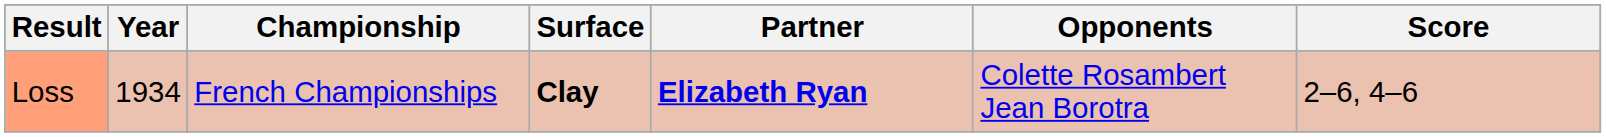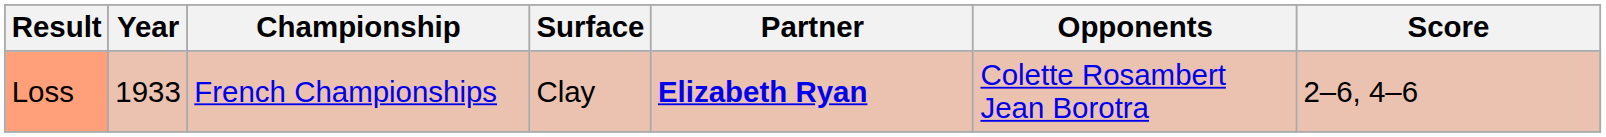(148, 91) 1934 -> (148, 91) 1933
(567, 91) bold -> (566, 91) normal
